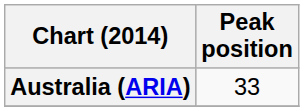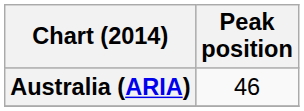(247, 86) 33 -> (247, 86) 46
